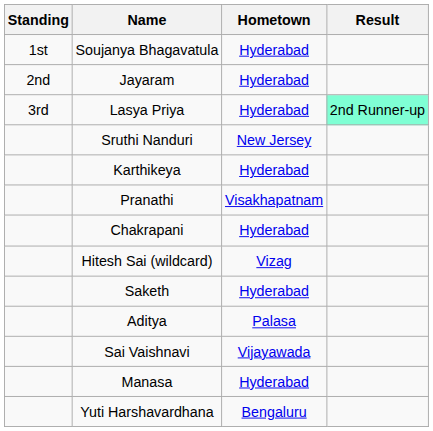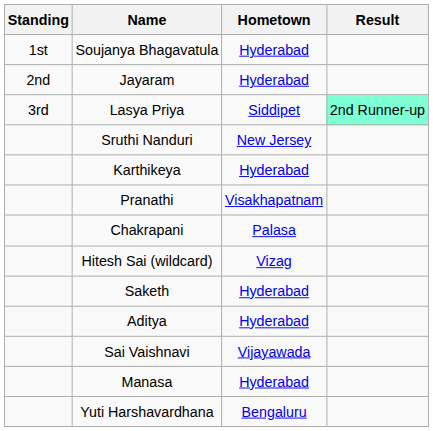(274, 110) Hyderabad -> (274, 110) Siddipet
(274, 231) Hyderabad -> (274, 231) Palasa
(274, 321) Palasa -> (274, 321) Hyderabad
